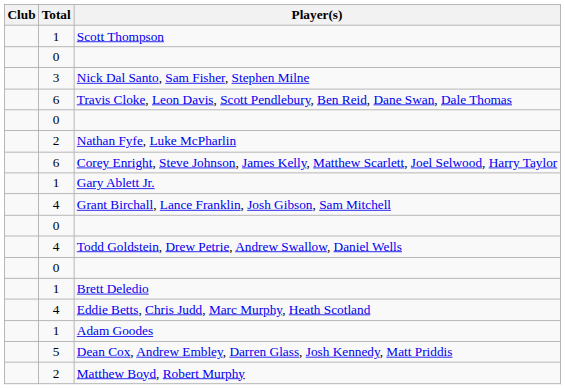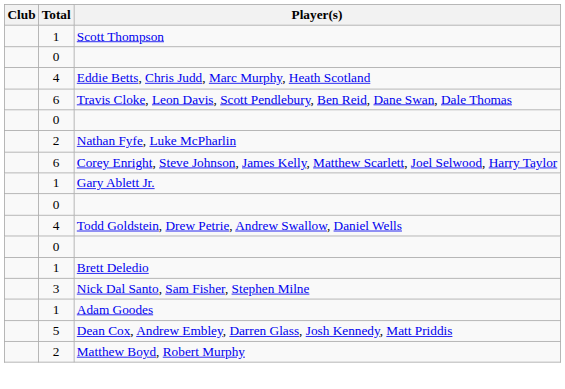rows swapped: (56, 309) <-> (56, 78)
- row: (56, 204)
